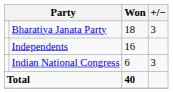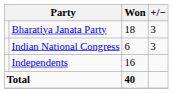rows swapped: (40, 46) <-> (66, 63)
